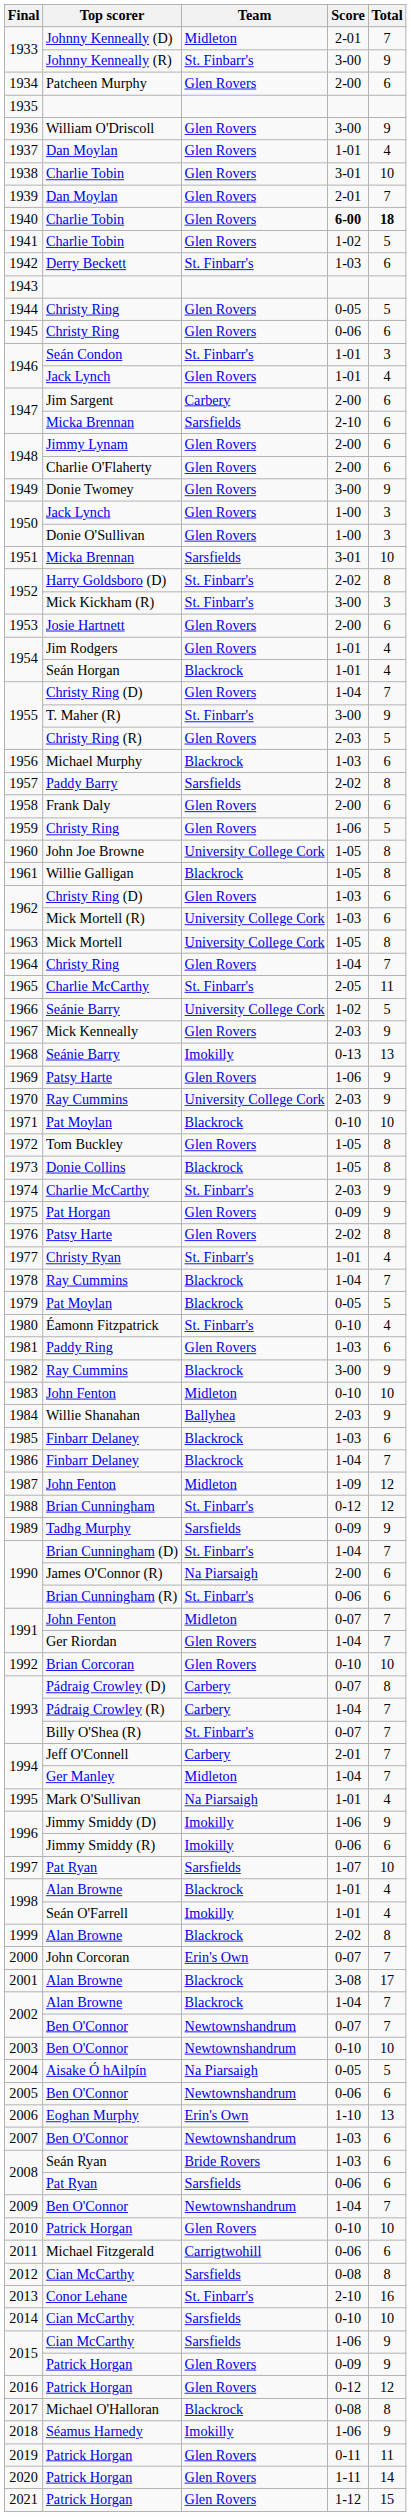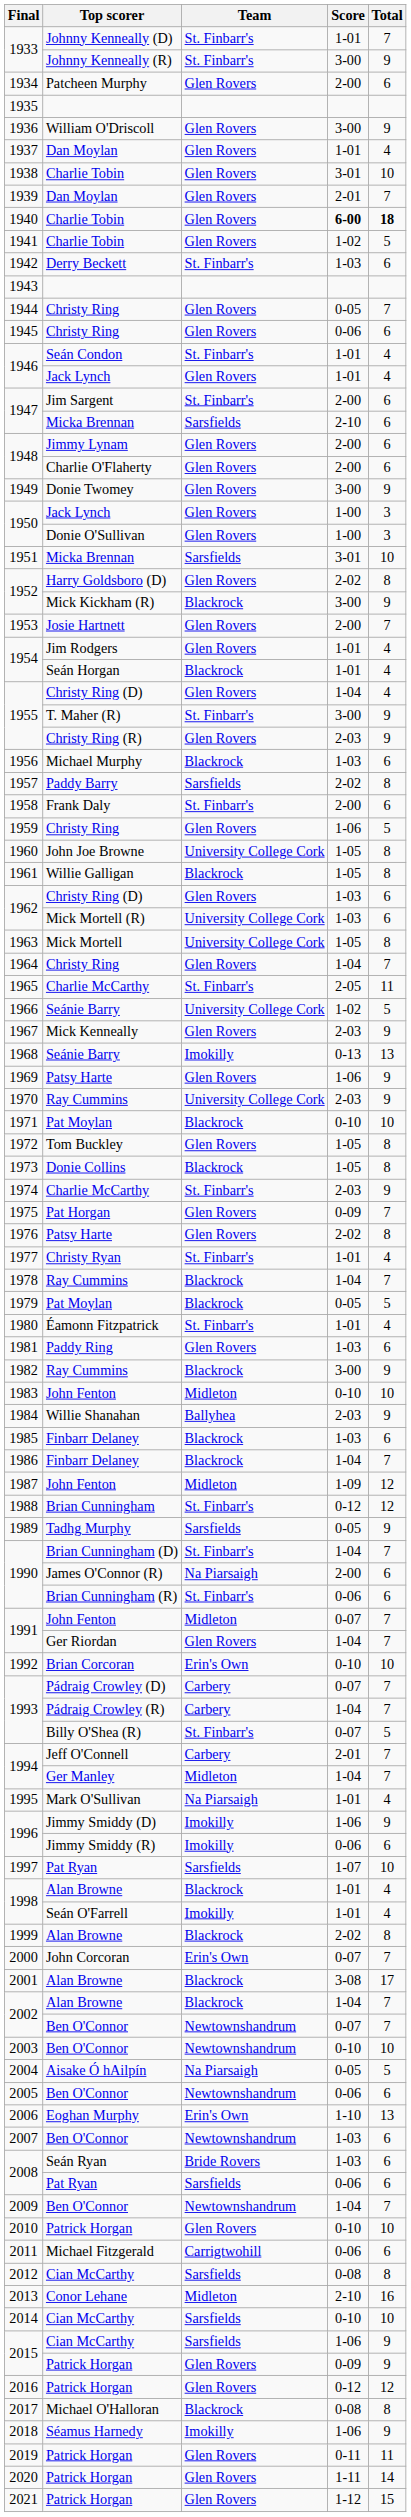(211, 38) Midleton -> (219, 38) St. Finbarr's
(348, 38) 2-01 -> (348, 38) 1-01
(387, 309) 5 -> (387, 309) 7
(387, 354) 3 -> (387, 354) 4
(208, 399) Carbery -> (219, 399) St. Finbarr's
(219, 580) St. Finbarr's -> (220, 580) Glen Rovers
(219, 602) St. Finbarr's -> (214, 602) Blackrock
(387, 602) 3 -> (387, 602) 9
(387, 625) 6 -> (387, 625) 7
(387, 693) 7 -> (387, 693) 4
(387, 738) 5 -> (387, 738) 9
(220, 806) Glen Rovers -> (219, 806) St. Finbarr's
(387, 1212) 9 -> (387, 1212) 7
(348, 1325) 0-10 -> (348, 1325) 1-01
(348, 1528) 0-09 -> (348, 1528) 0-05
(220, 1664) Glen Rovers -> (217, 1664) Erin's Own
(387, 1686) 8 -> (387, 1686) 7
(387, 1732) 7 -> (387, 1732) 5
(219, 2296) St. Finbarr's -> (211, 2296) Midleton
